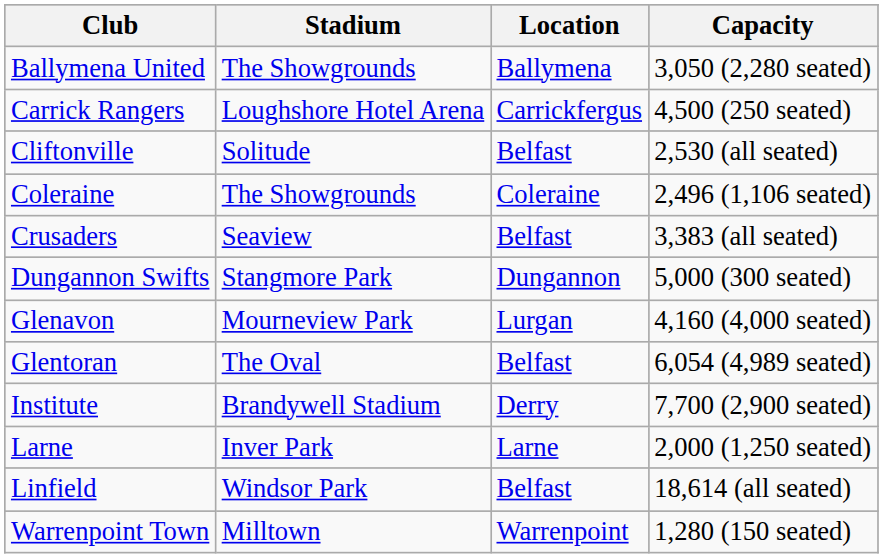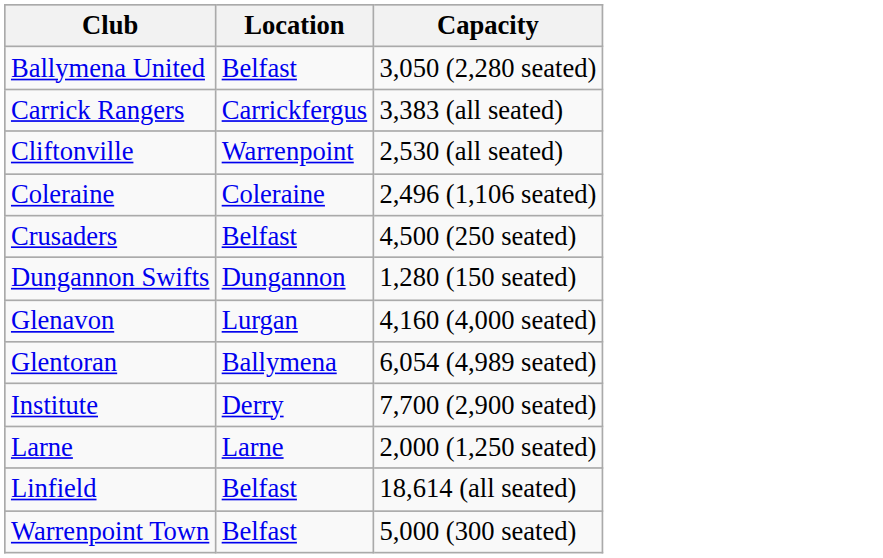- column: (353, 25)
(554, 67) Ballymena -> (259, 67) Belfast
(753, 109) 4,500 (250 seated) -> (471, 109) 3,383 (all seated)
(534, 151) Belfast -> (288, 151) Warrenpoint
(746, 236) 3,383 (all seated) -> (478, 236) 4,500 (250 seated)
(753, 278) 5,000 (300 seated) -> (478, 278) 1,280 (150 seated)
(534, 362) Belfast -> (279, 362) Ballymena
(563, 531) Warrenpoint -> (259, 531) Belfast
(753, 531) 1,280 (150 seated) -> (478, 531) 5,000 (300 seated)
